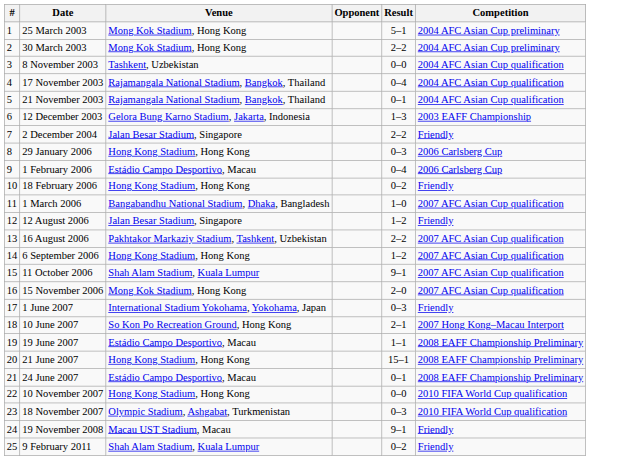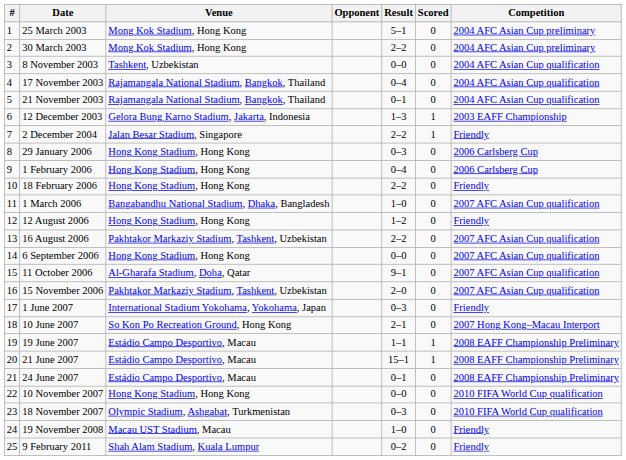+ column: (433, 13)
(182, 169) Estádio Campo Desportivo, Macau -> (179, 169) Hong Kong Stadium, Hong Kong
(399, 186) 0–2 -> (399, 186) 2–2
(175, 221) Jalan Besar Stadium, Singapore -> (179, 221) Hong Kong Stadium, Hong Kong
(399, 256) 1–2 -> (399, 256) 0–0
(184, 273) Shah Alam Stadium, Kuala Lumpur -> (179, 273) Al-Gharafa Stadium, Doha, Qatar
(177, 290) Mong Kok Stadium, Hong Kong -> (218, 290) Pakhtakor Markaziy Stadium, Tashkent, Uzbekistan
(179, 360) Hong Kong Stadium, Hong Kong -> (182, 360) Estádio Campo Desportivo, Macau
(399, 429) 9–1 -> (399, 429) 1–0
